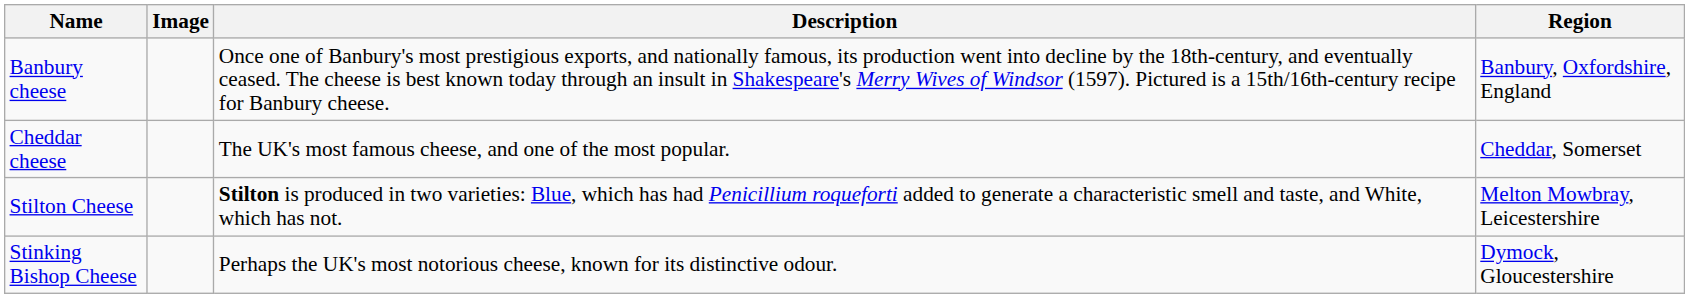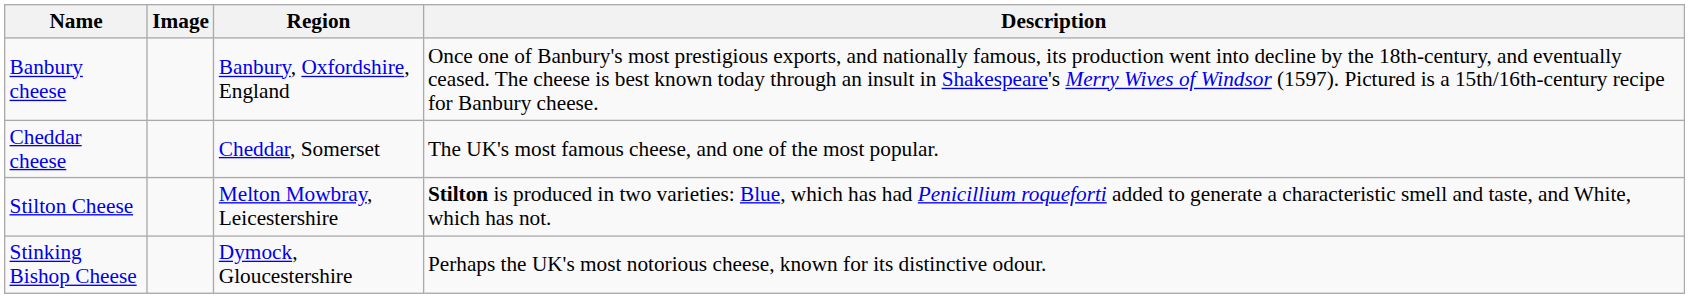columns swapped: (1580, 21) <-> (845, 21)
